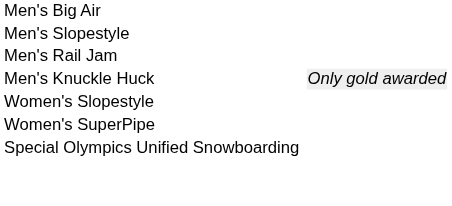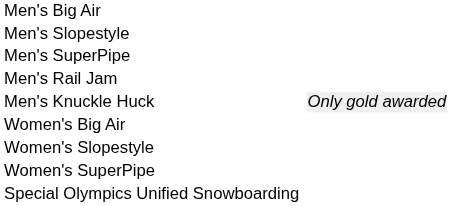+ row: (67, 56)
+ row: (65, 124)
